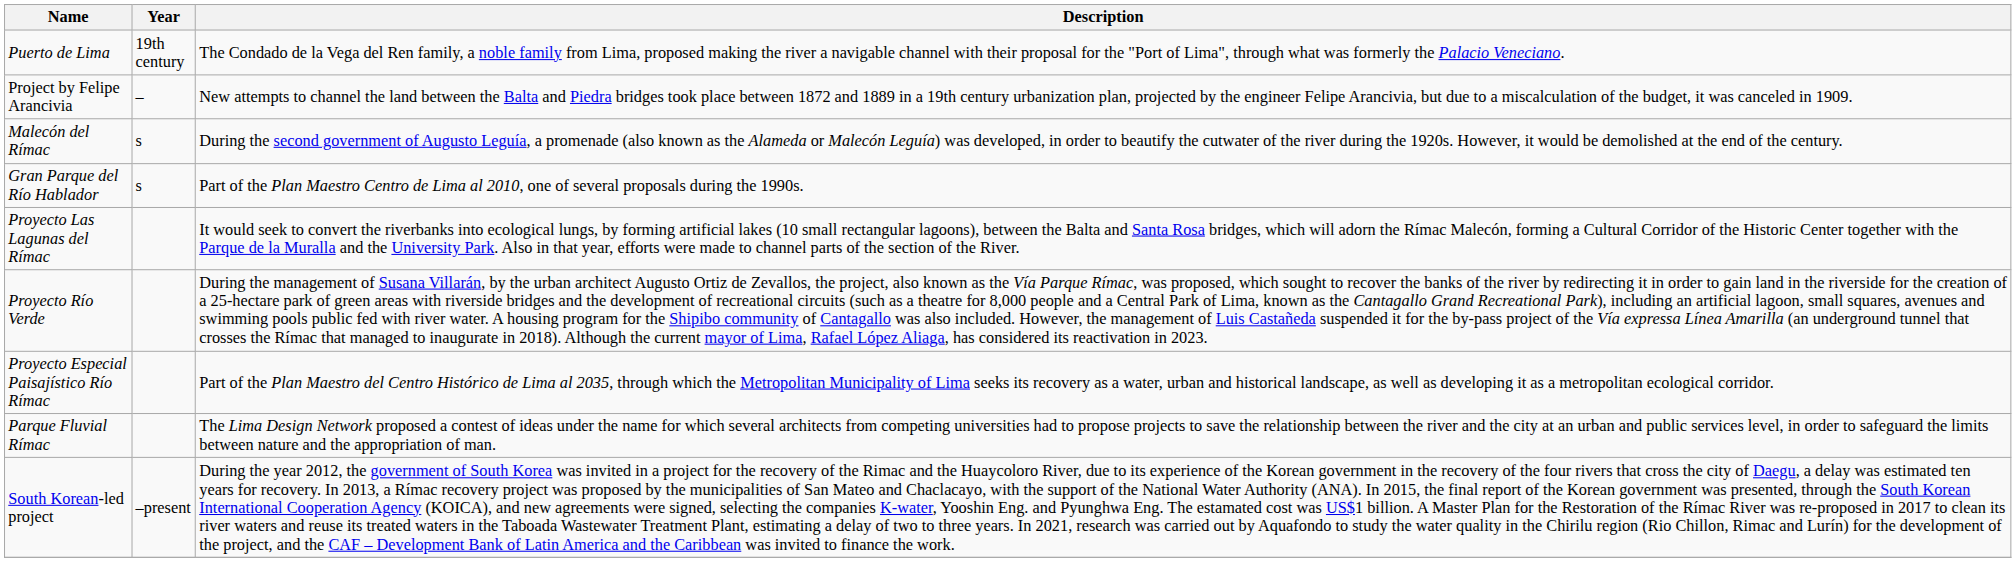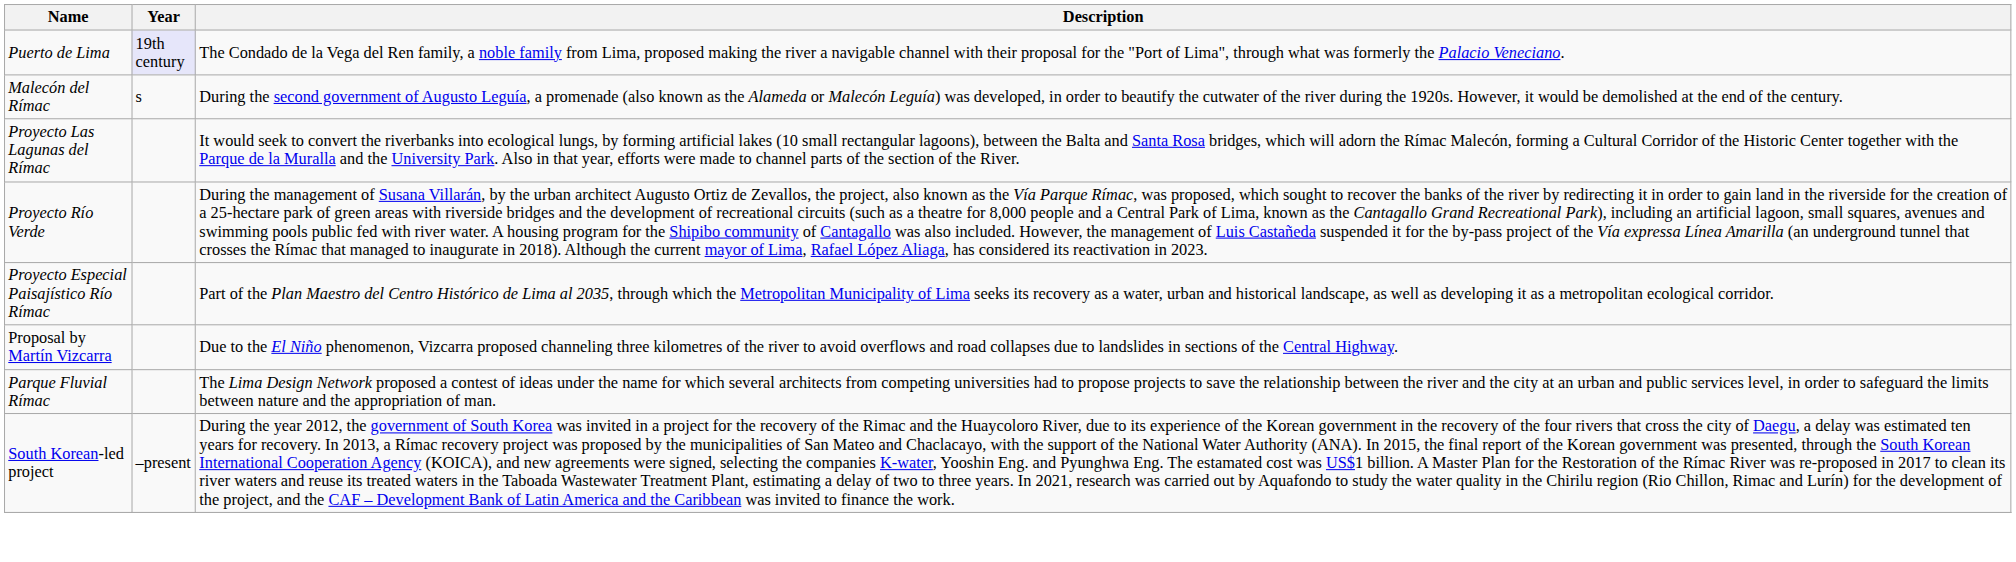(160, 52) no background -> (160, 52) lavender background
- row: (64, 96)
- row: (63, 185)
+ row: (60, 347)
